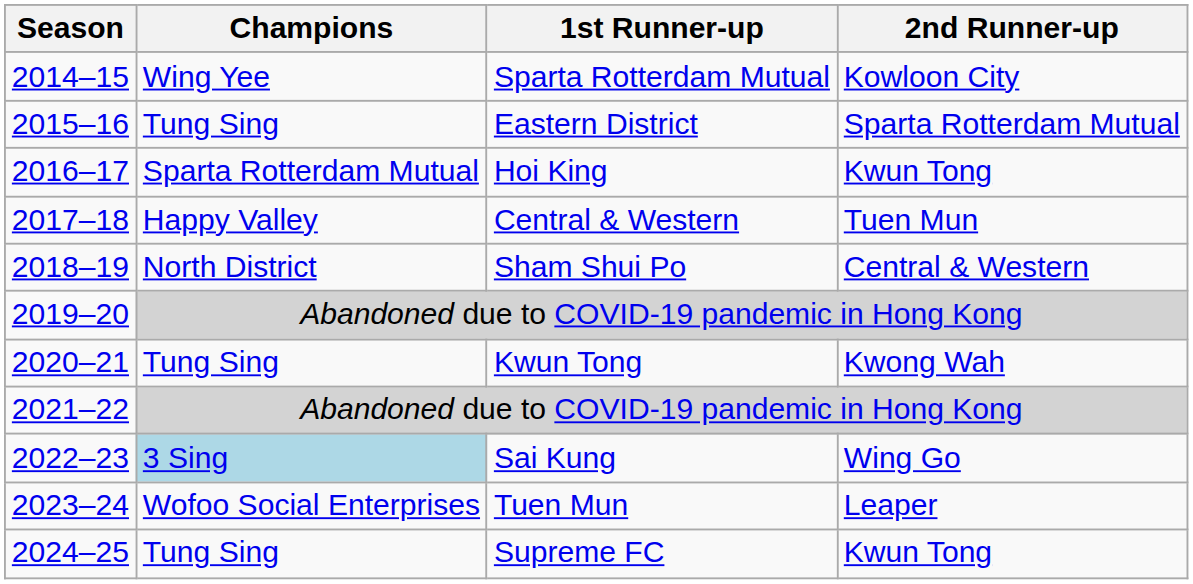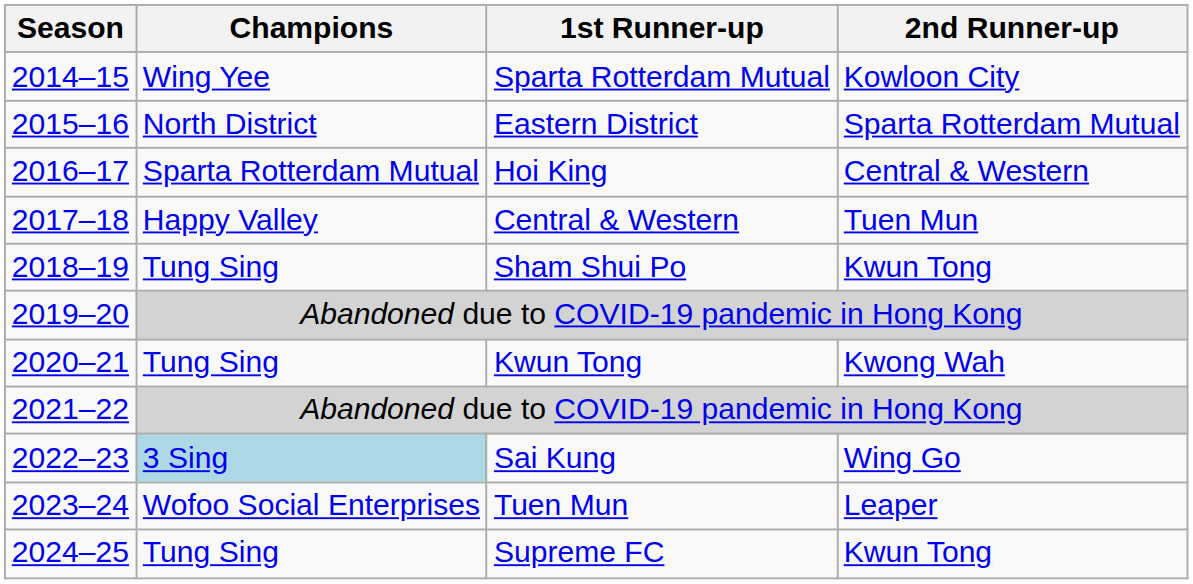(211, 123) Tung Sing -> (230, 123) North District
(918, 171) Kwun Tong -> (966, 171) Central & Western
(230, 266) North District -> (211, 266) Tung Sing
(966, 266) Central & Western -> (918, 266) Kwun Tong
